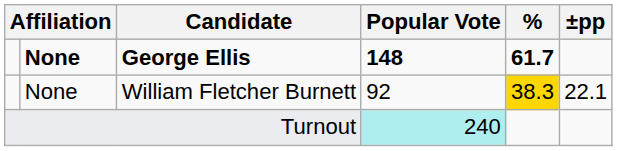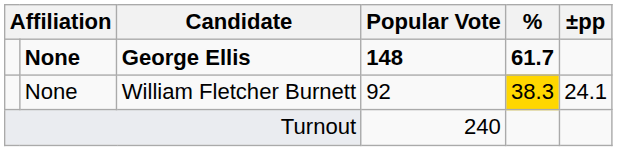(586, 92) 22.1 -> (586, 92) 24.1
(482, 127) paleturquoise background -> (482, 127) no background
